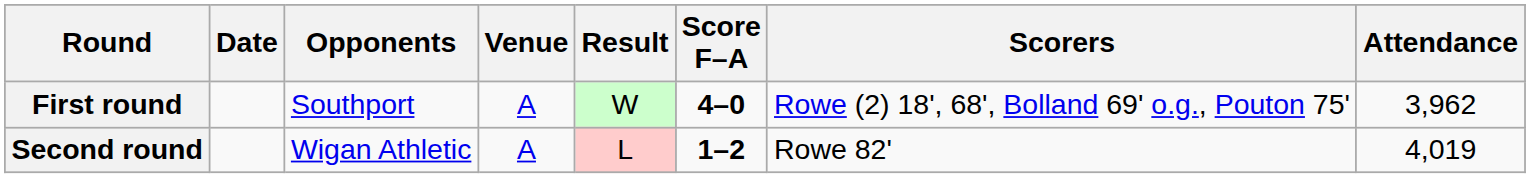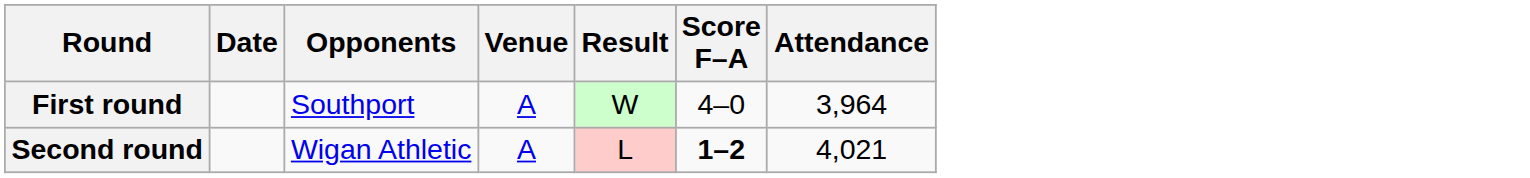- column: (1062, 43)
(721, 104) bold -> (721, 104) normal
(1441, 104) 3,962 -> (852, 104) 3,964
(1441, 149) 4,019 -> (852, 149) 4,021
